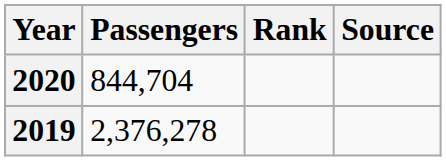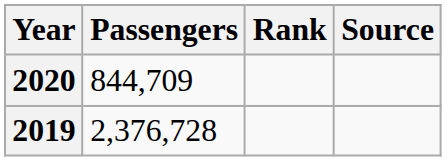(142, 79) 844,704 -> (142, 79) 844,709
(154, 130) 2,376,278 -> (154, 130) 2,376,728
